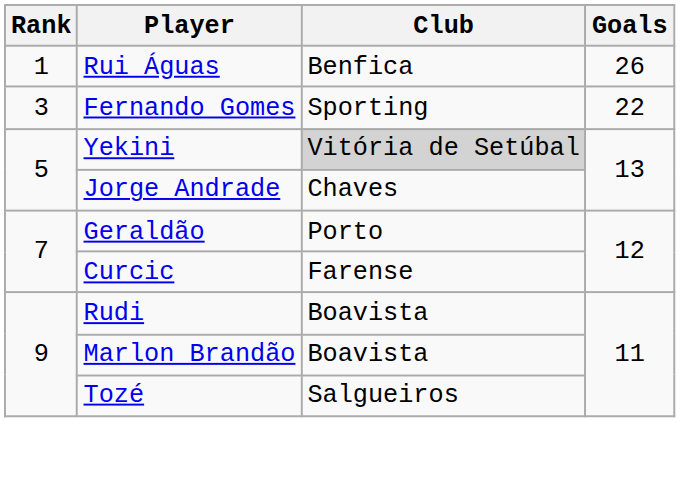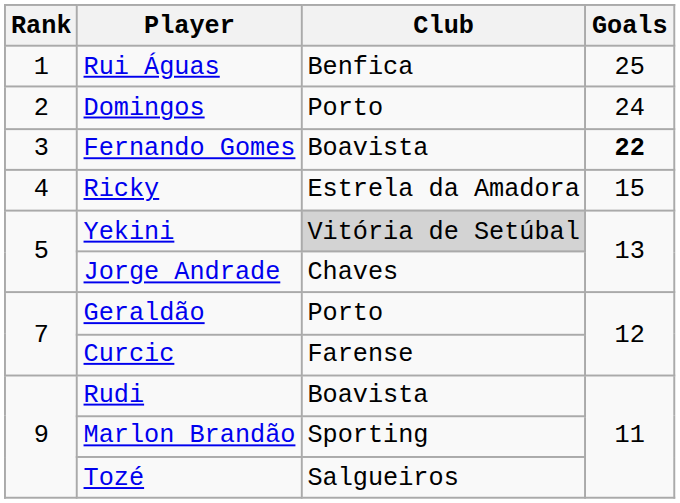(630, 67) 26 -> (630, 67) 25
+ row: (144, 108)
(368, 108) Sporting -> (368, 149) Boavista
(630, 108) normal -> (630, 149) bold
+ row: (121, 190)
(368, 354) Boavista -> (368, 437) Sporting
